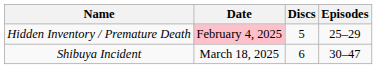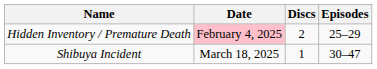(302, 34) 5 -> (302, 34) 2
(302, 53) 6 -> (302, 53) 1
